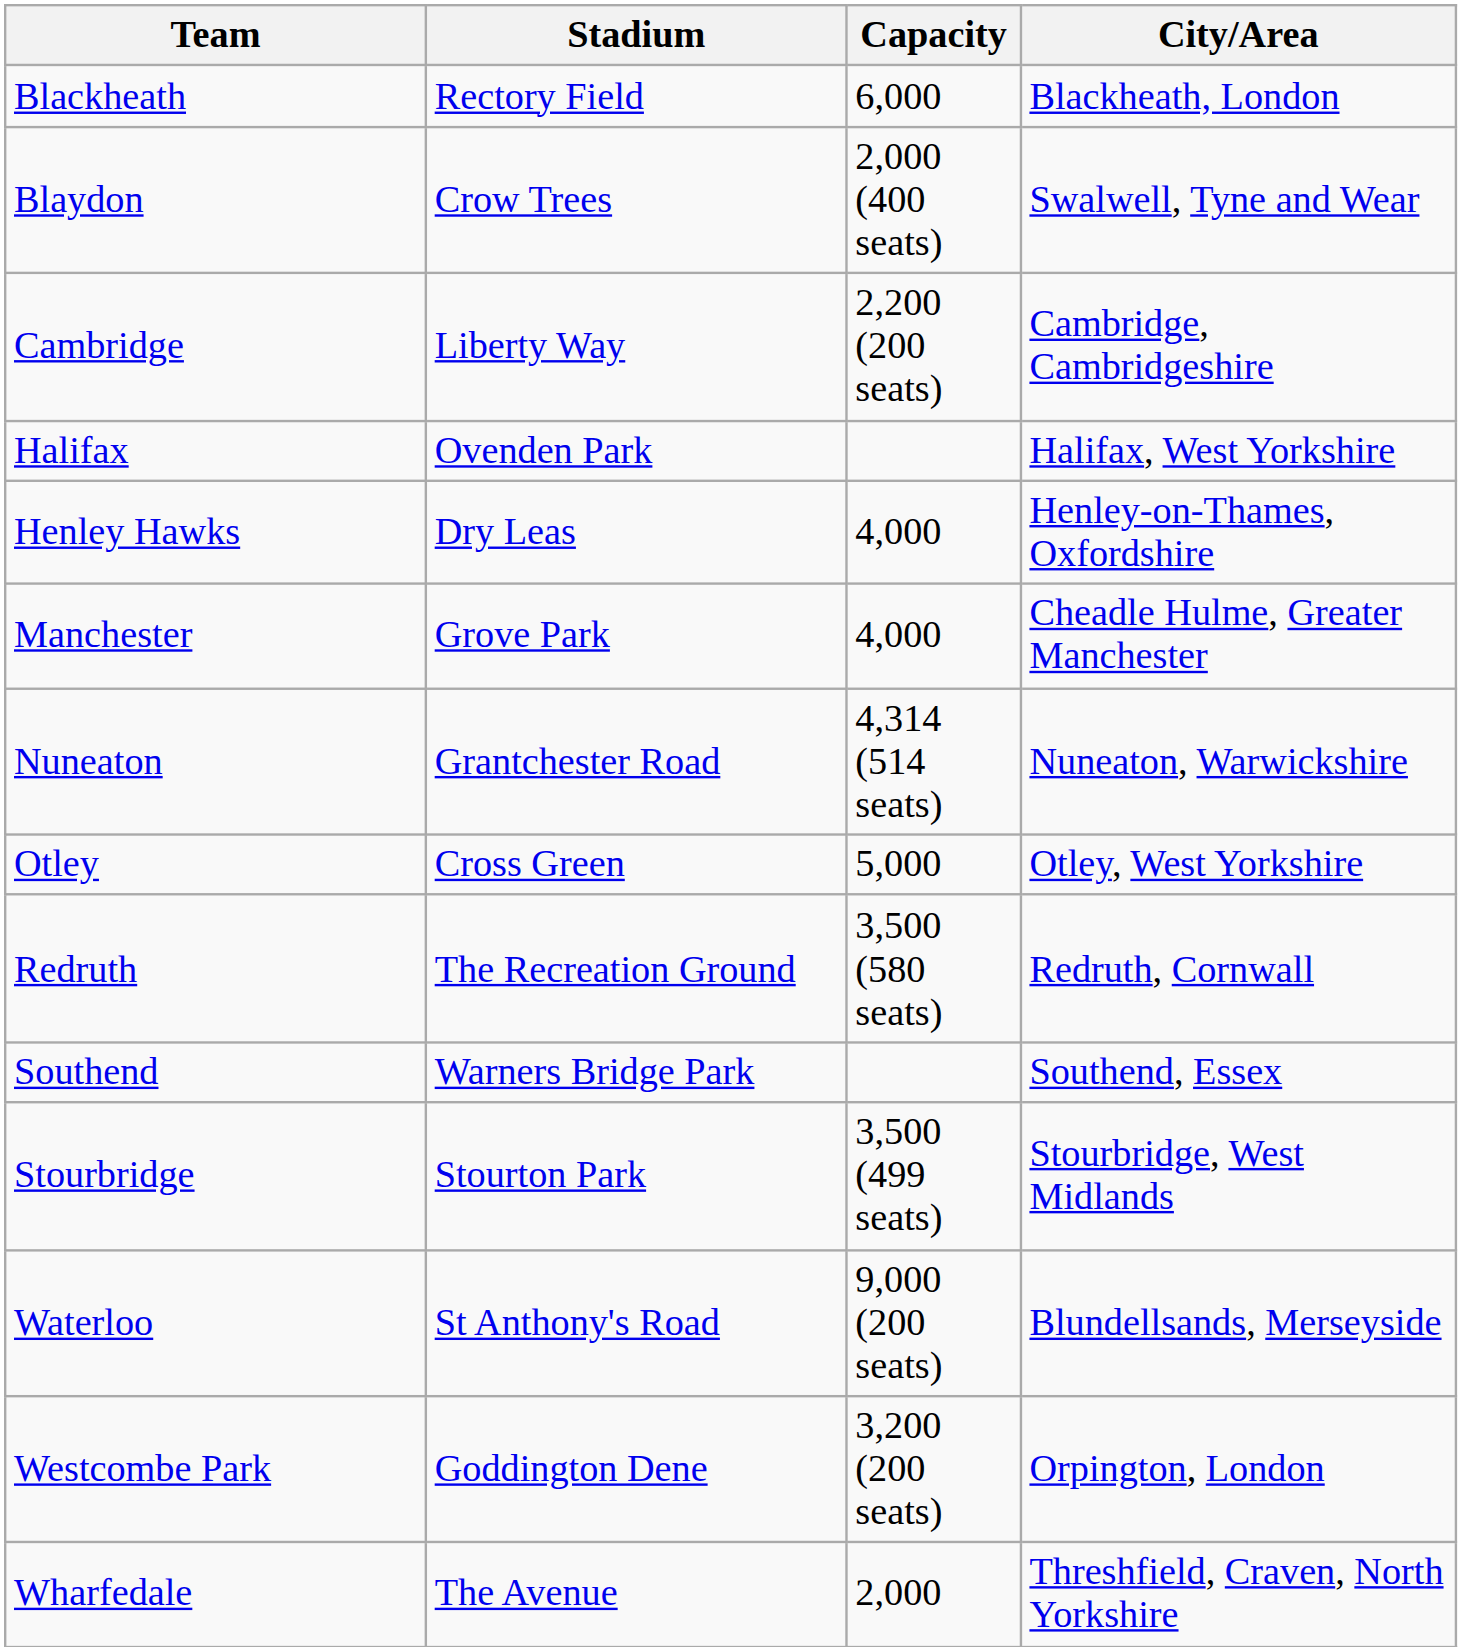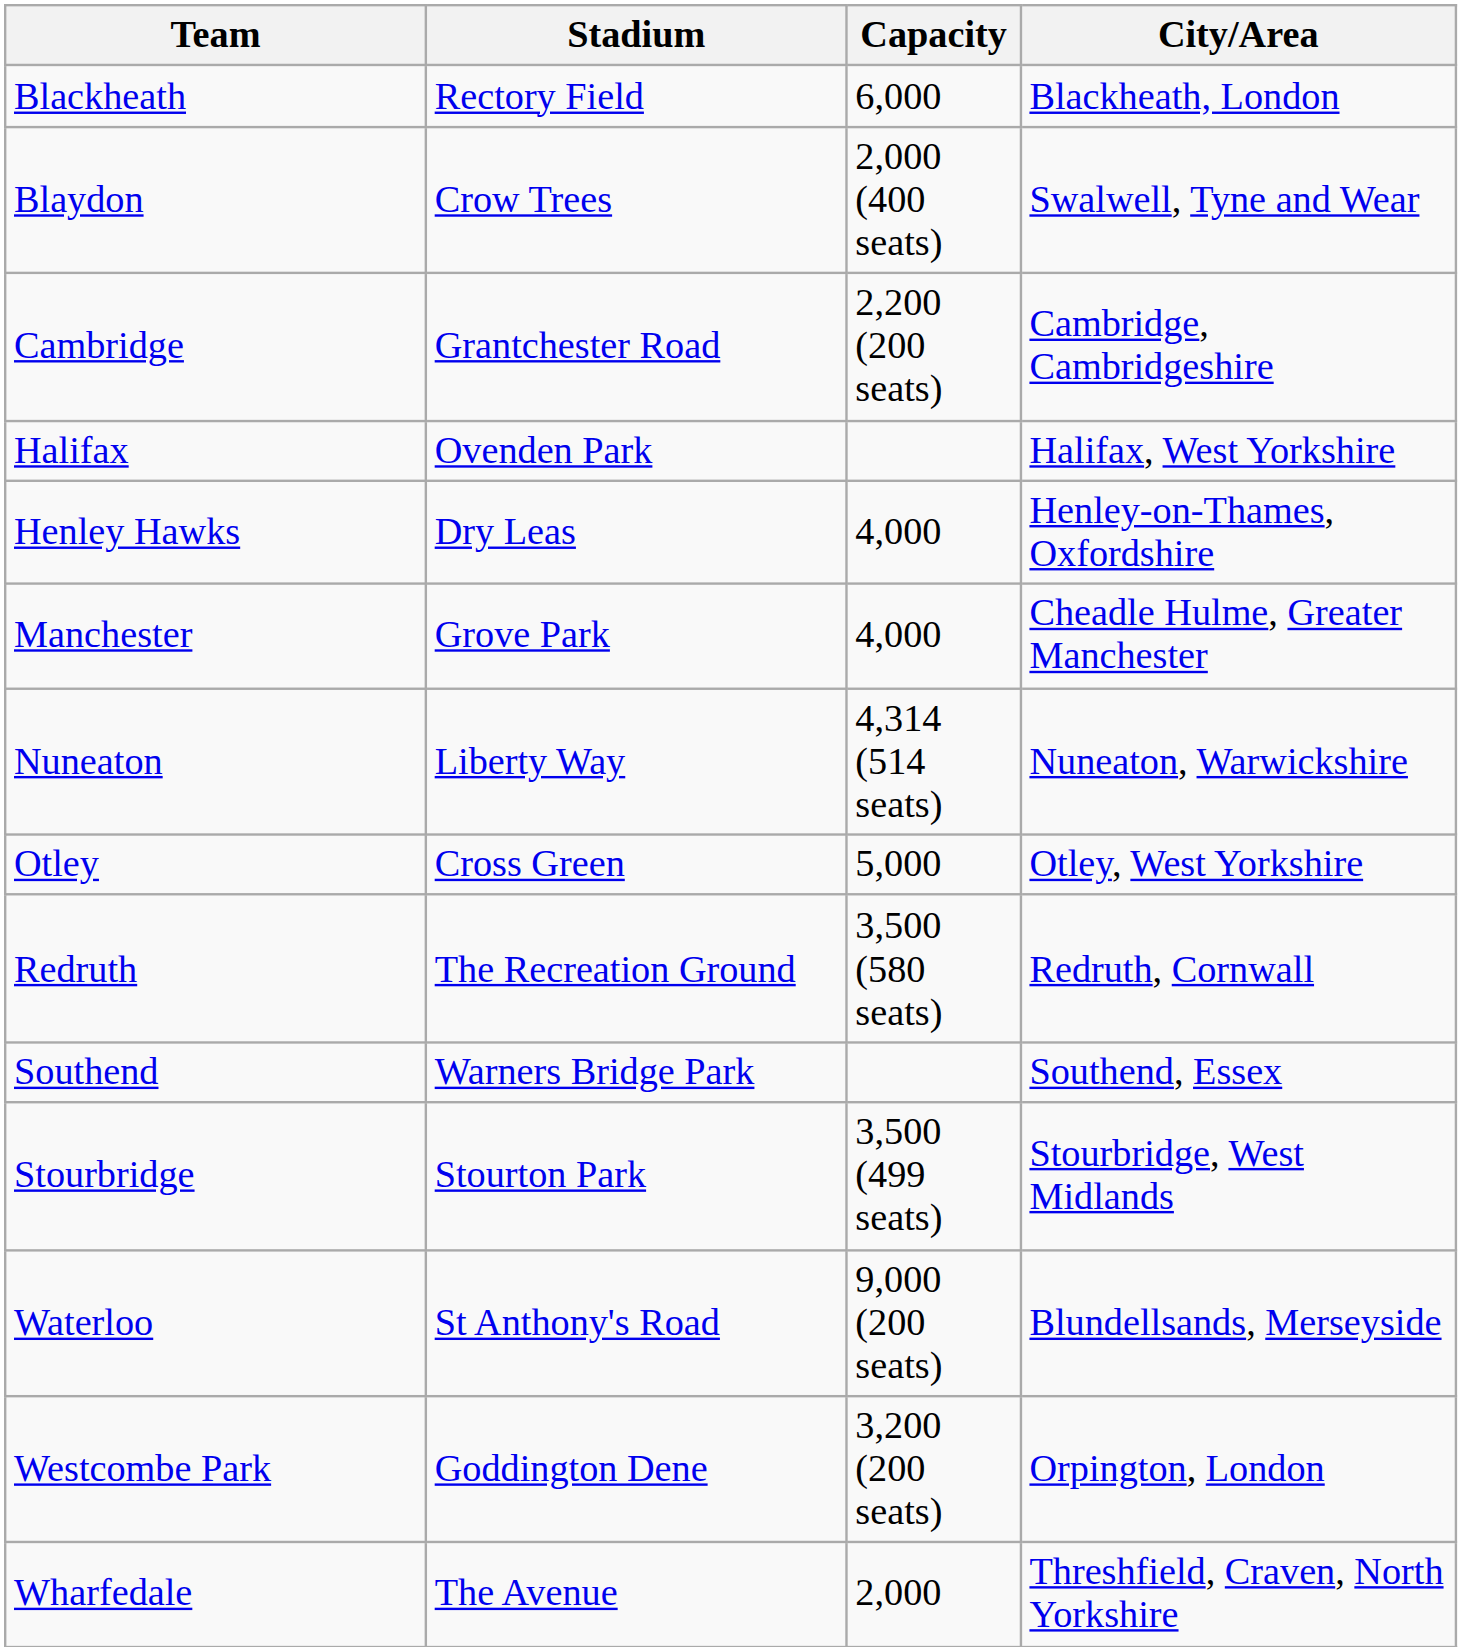(530, 345) Liberty Way -> (578, 345) Grantchester Road
(578, 760) Grantchester Road -> (530, 760) Liberty Way
